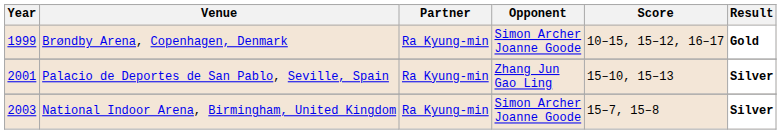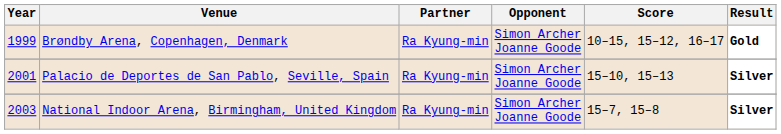(527, 76) Zhang Jun Gao Ling -> (538, 76) Simon Archer Joanne Goode
